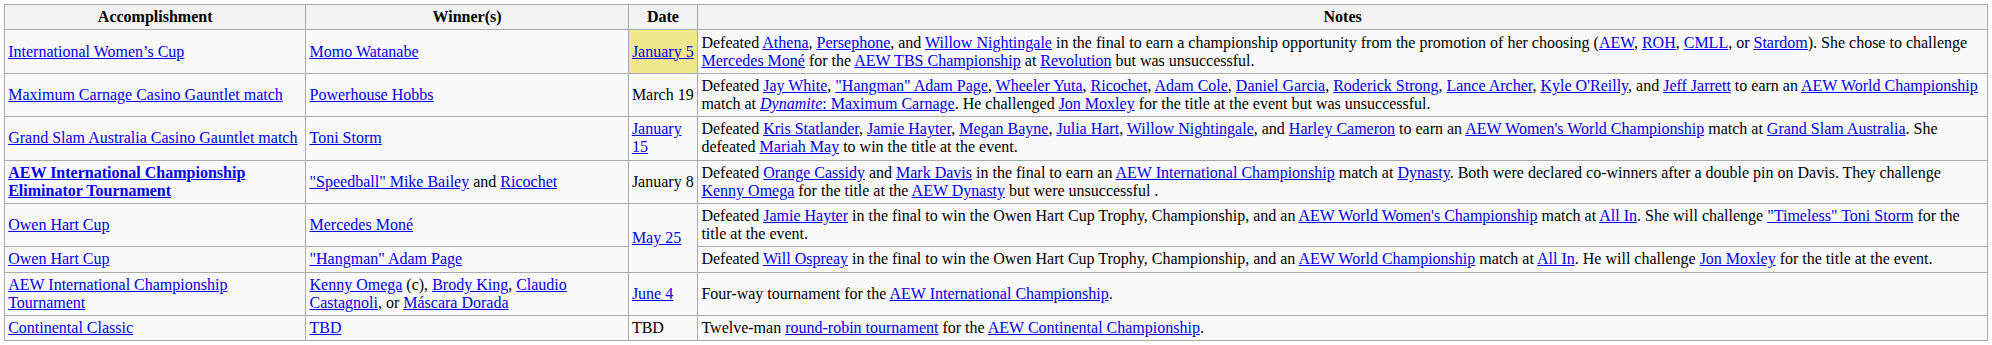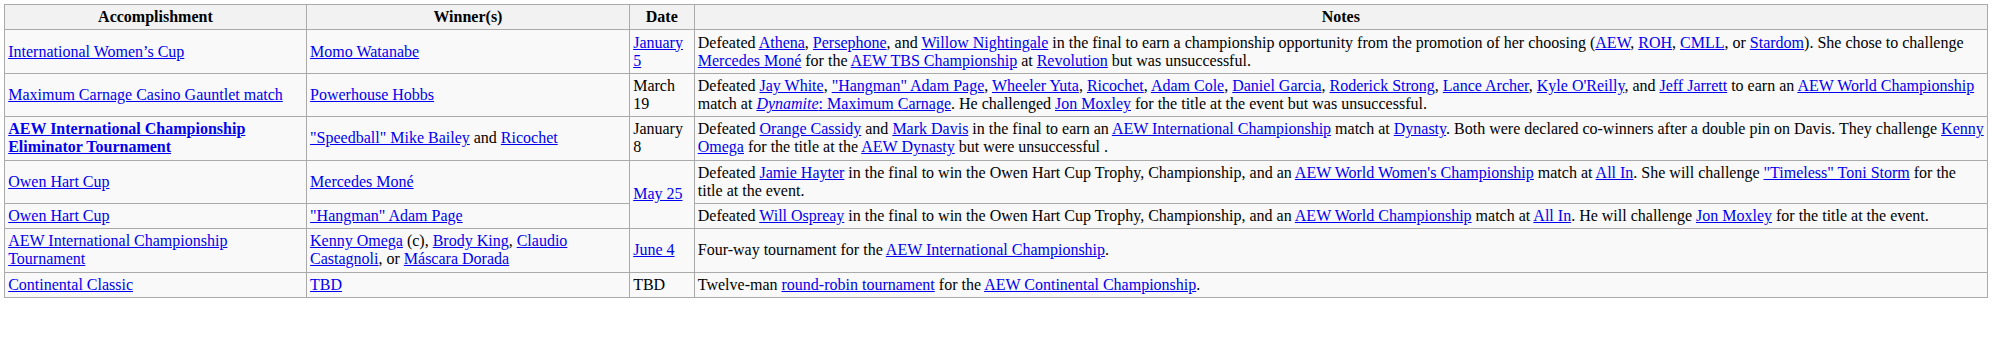(663, 51) khaki background -> (658, 51) no background
- row: (346, 138)
